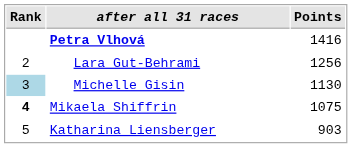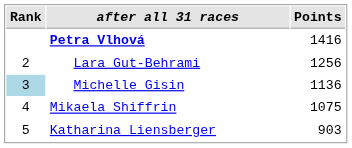(326, 85) 1130 -> (326, 85) 1136
(26, 108) bold -> (26, 108) normal
